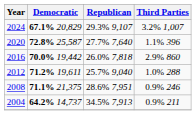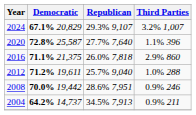(55, 57) 70.0% 19,442 -> (55, 57) 71.1% 21,375
(55, 87) 71.1% 21,375 -> (55, 87) 70.0% 19,442
